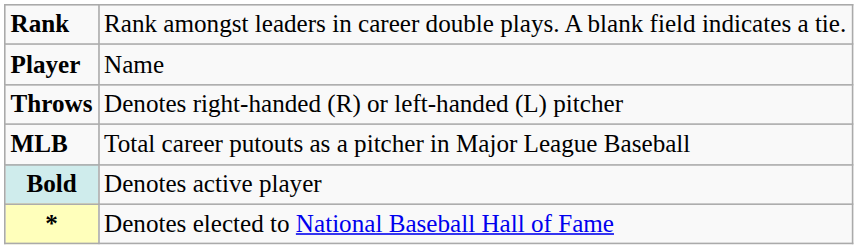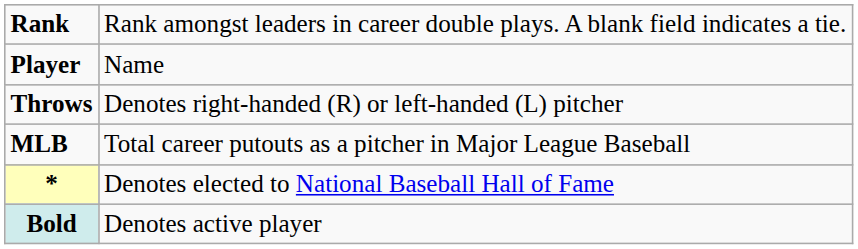rows swapped: (52, 223) <-> (52, 183)
